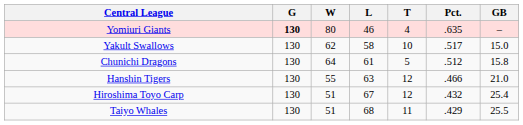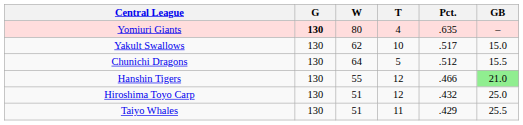- column: (369, 12)
(499, 62) 15.8 -> (498, 62) 15.5
(499, 78) no background -> (498, 78) lightgreen background
(499, 95) 25.4 -> (498, 95) 25.0
